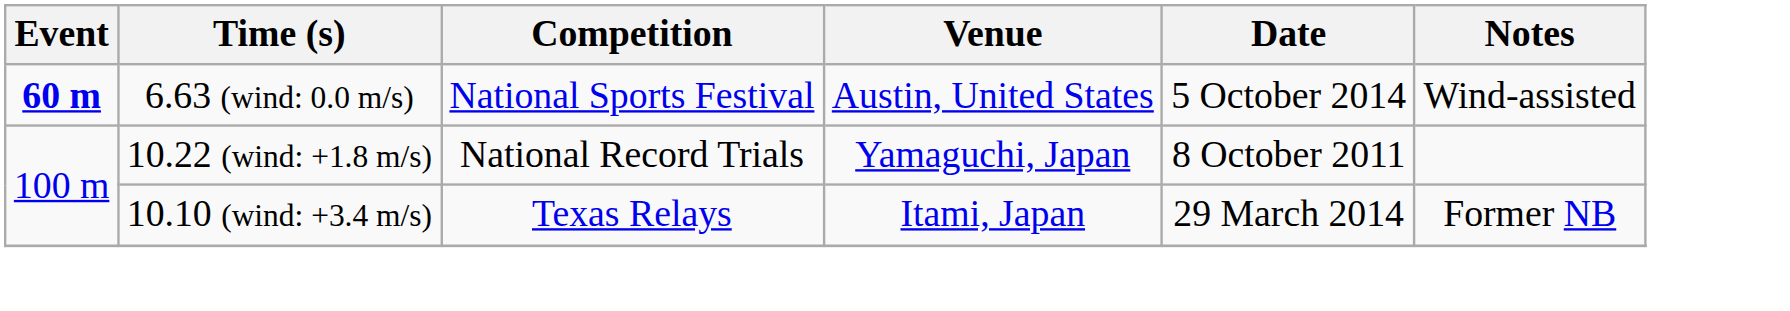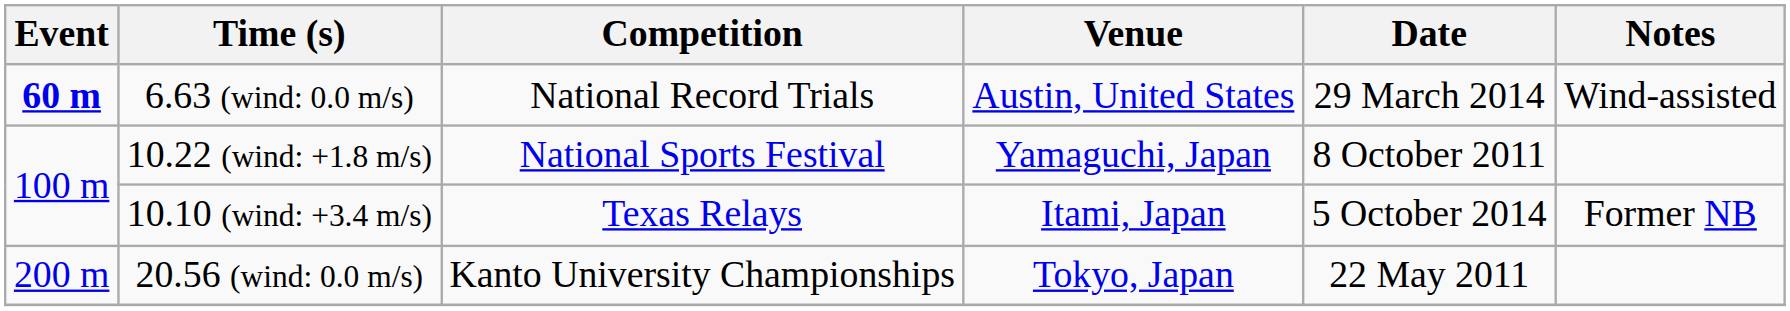(632, 94) National Sports Festival -> (702, 94) National Record Trials
(1289, 94) 5 October 2014 -> (1429, 94) 29 March 2014
(632, 154) National Record Trials -> (702, 154) National Sports Festival
(1289, 214) 29 March 2014 -> (1429, 214) 5 October 2014
+ row: (279, 273)
